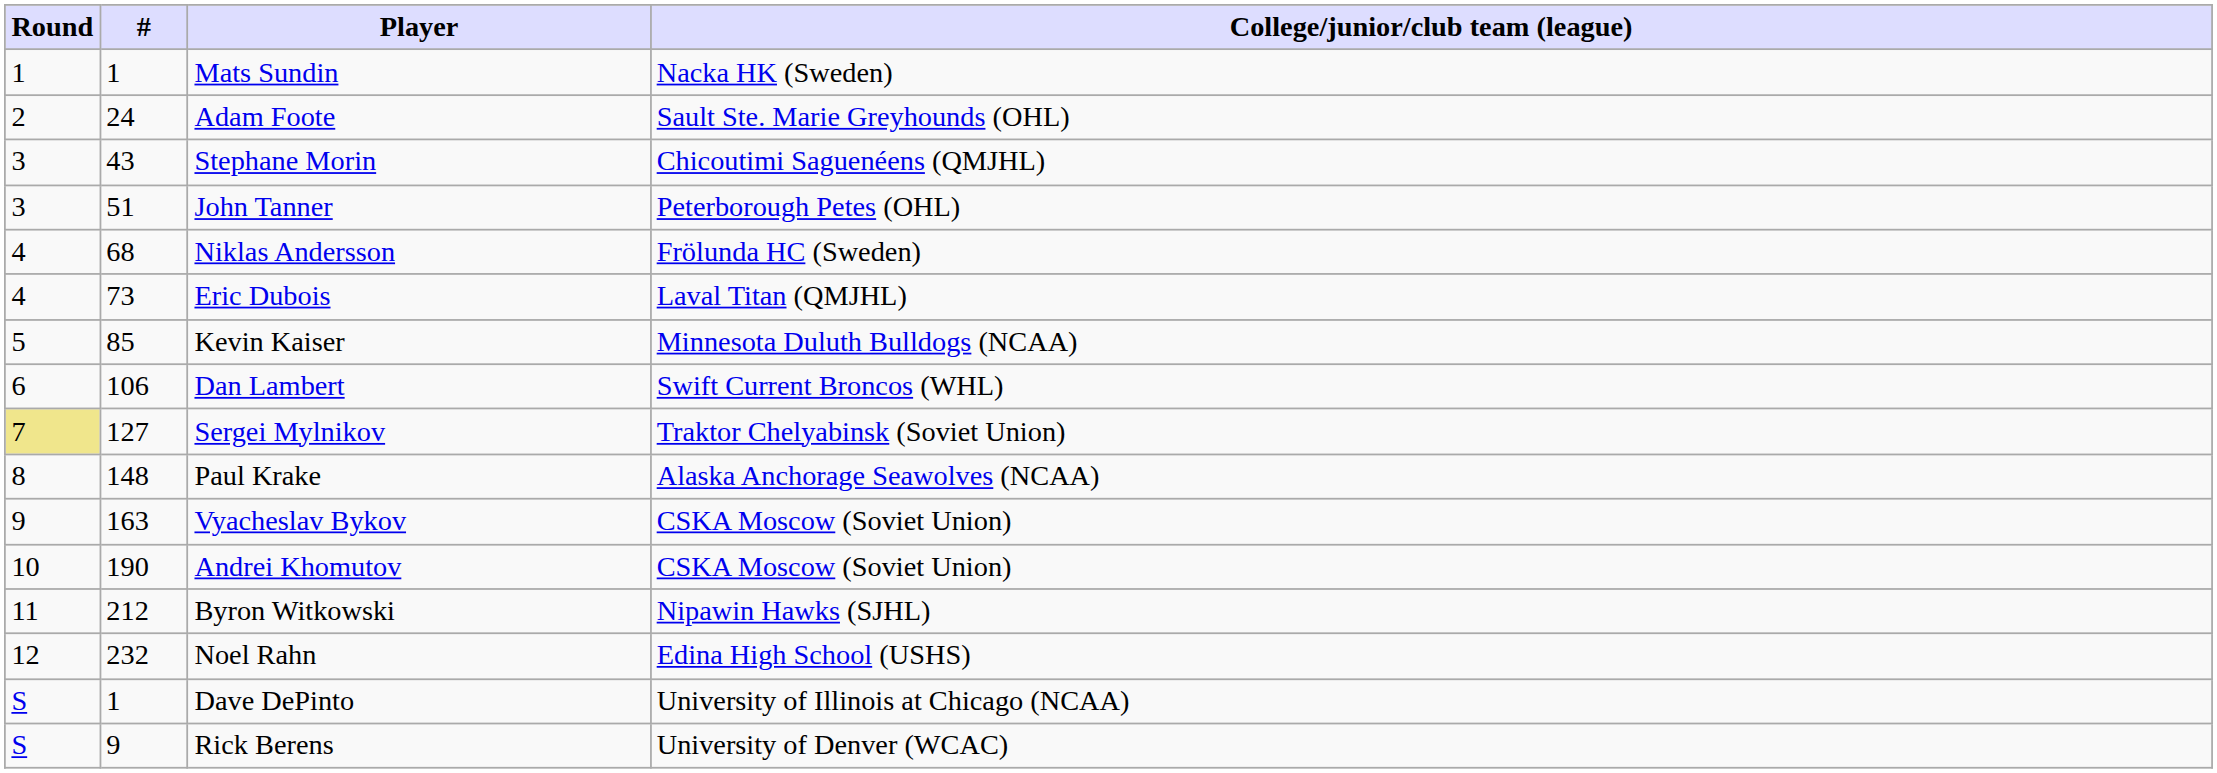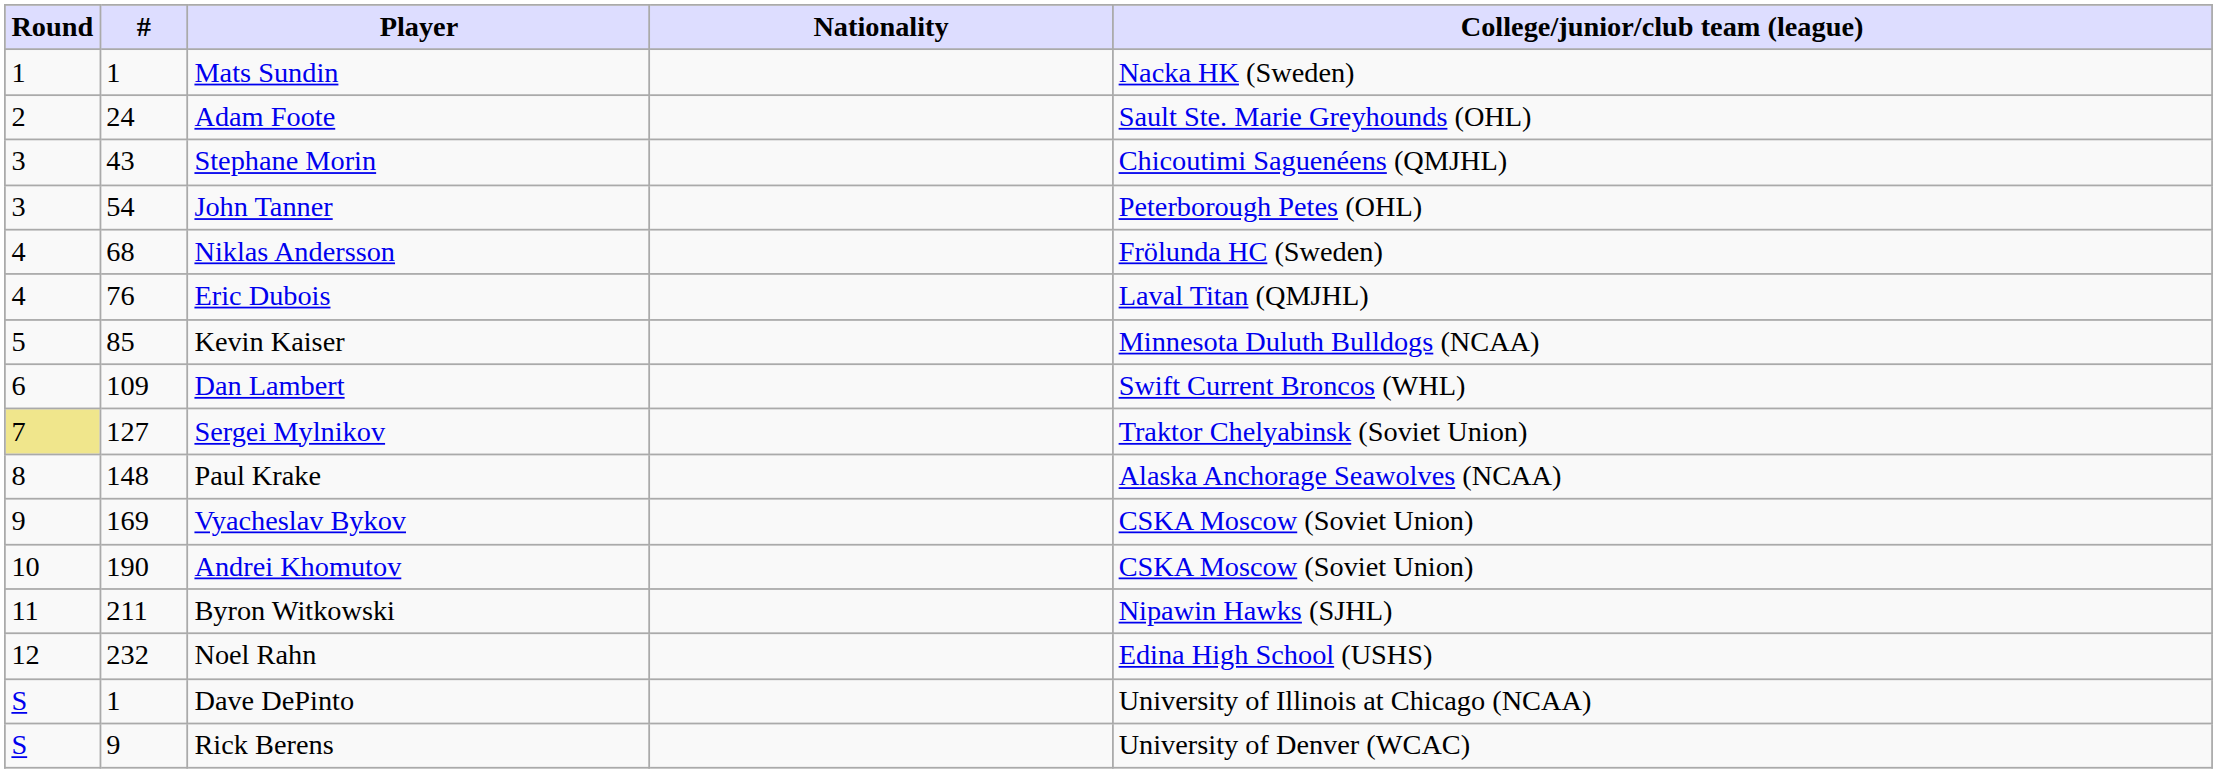+ column: (881, 26)
(120, 206) 51 -> (120, 206) 54
(120, 296) 73 -> (120, 296) 76
(128, 386) 106 -> (128, 386) 109
(128, 521) 163 -> (128, 521) 169
(128, 610) 212 -> (127, 610) 211
